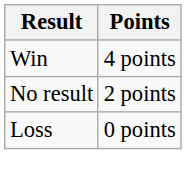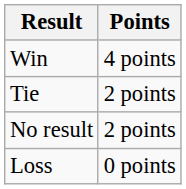+ row: (25, 93)
